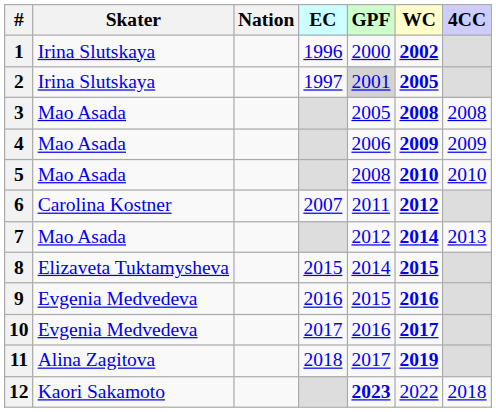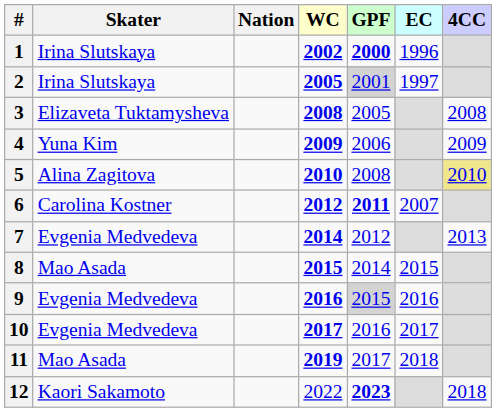columns swapped: (419, 19) <-> (323, 19)
(371, 50) normal -> (371, 50) bold
(82, 112) Mao Asada -> (133, 112) Elizaveta Tuktamysheva
(82, 143) Mao Asada -> (77, 143) Yuna Kim
(82, 174) Mao Asada -> (96, 174) Alina Zagitova
(467, 174) no background -> (467, 174) khaki background
(371, 205) normal -> (371, 205) bold
(82, 236) Mao Asada -> (118, 236) Evgenia Medvedeva
(133, 267) Elizaveta Tuktamysheva -> (82, 267) Mao Asada
(371, 298) no background -> (371, 298) lightgrey background
(96, 360) Alina Zagitova -> (82, 360) Mao Asada
